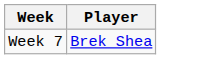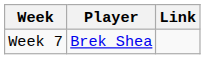+ column: (178, 17)
